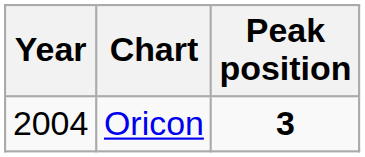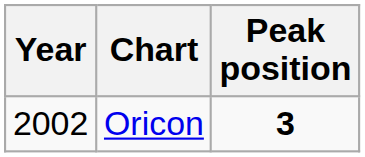(51, 123) 2004 -> (51, 123) 2002
